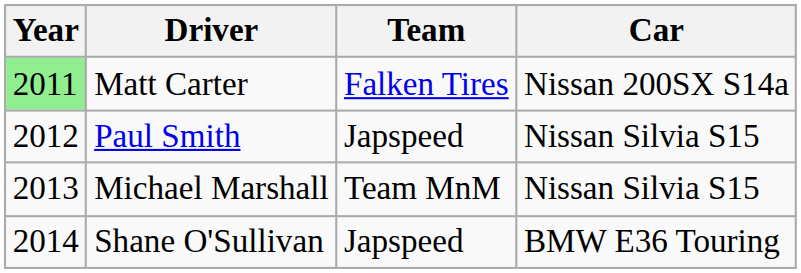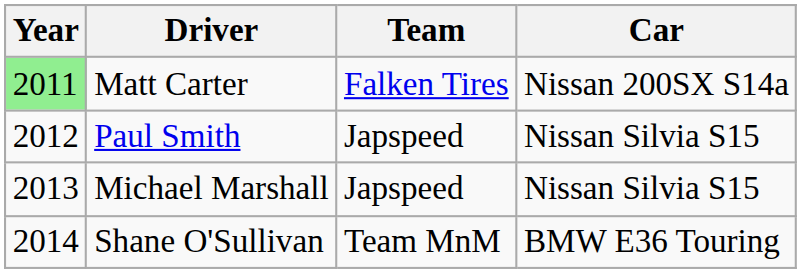(422, 188) Team MnM -> (404, 188) Japspeed
(404, 240) Japspeed -> (422, 240) Team MnM
